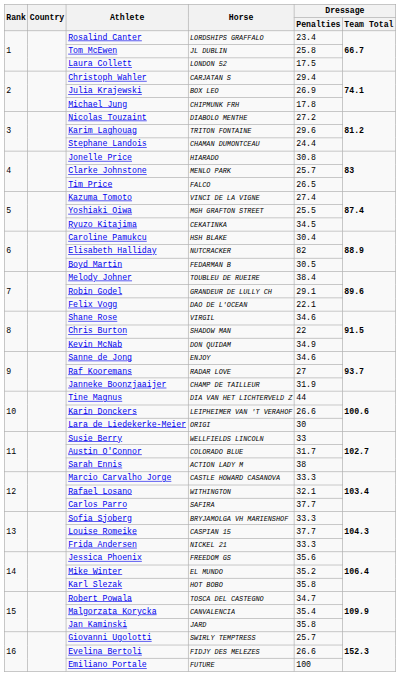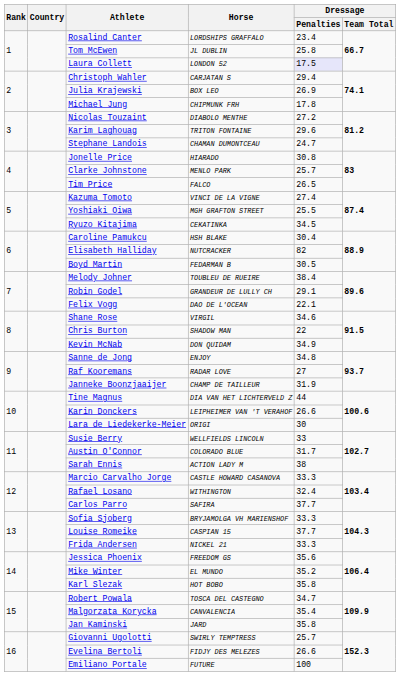(306, 64) no background -> (306, 64) lavender background
(306, 144) 24.4 -> (306, 144) 24.7
(306, 358) 34.6 -> (306, 358) 34.8
(306, 492) 32.1 -> (306, 492) 32.4
